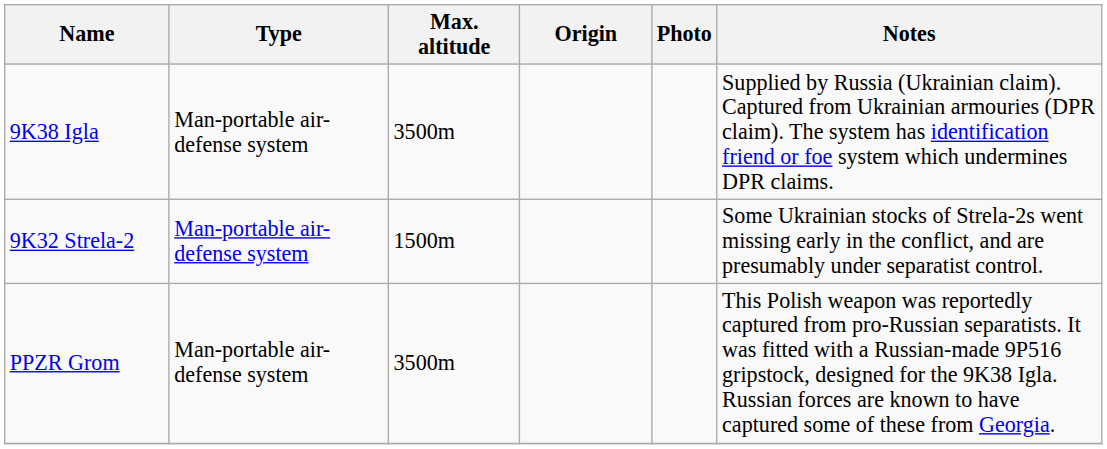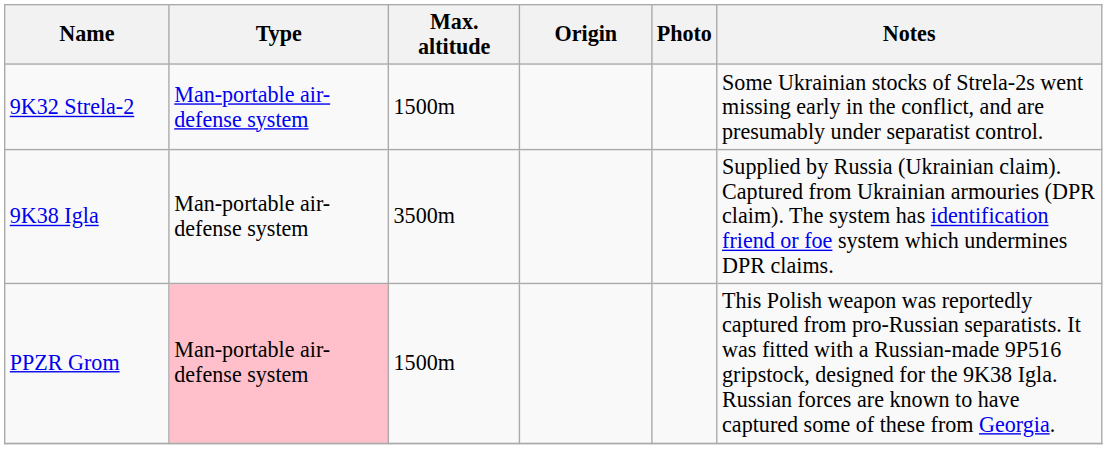rows swapped: (72, 241) <-> (54, 131)
(252, 363) no background -> (252, 363) pink background
(424, 363) 3500m -> (424, 363) 1500m
